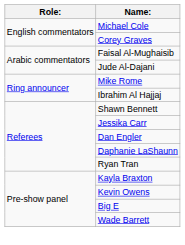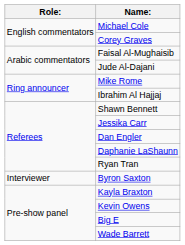+ row: (124, 178)
